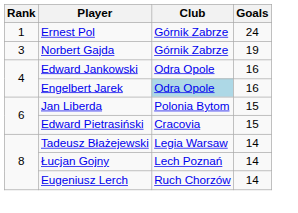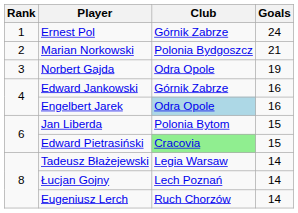+ row: (87, 50)
(191, 50) Górnik Zabrze -> (184, 69) Odra Opole
(184, 69) Odra Opole -> (191, 87) Górnik Zabrze
(177, 124) no background -> (177, 143) lightgreen background
